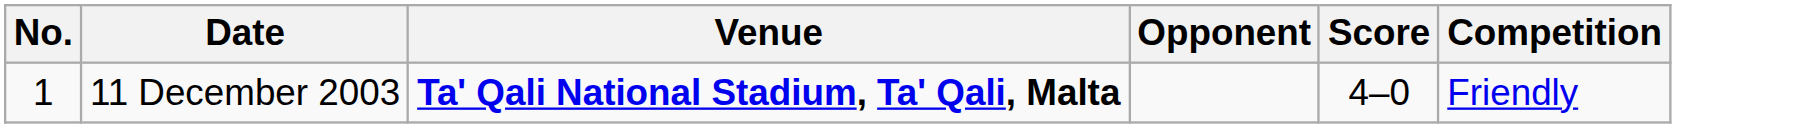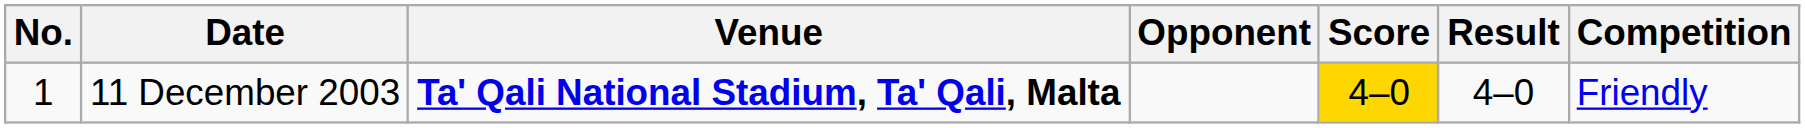+ column: (1504, 33)
(1379, 92) no background -> (1379, 92) gold background
